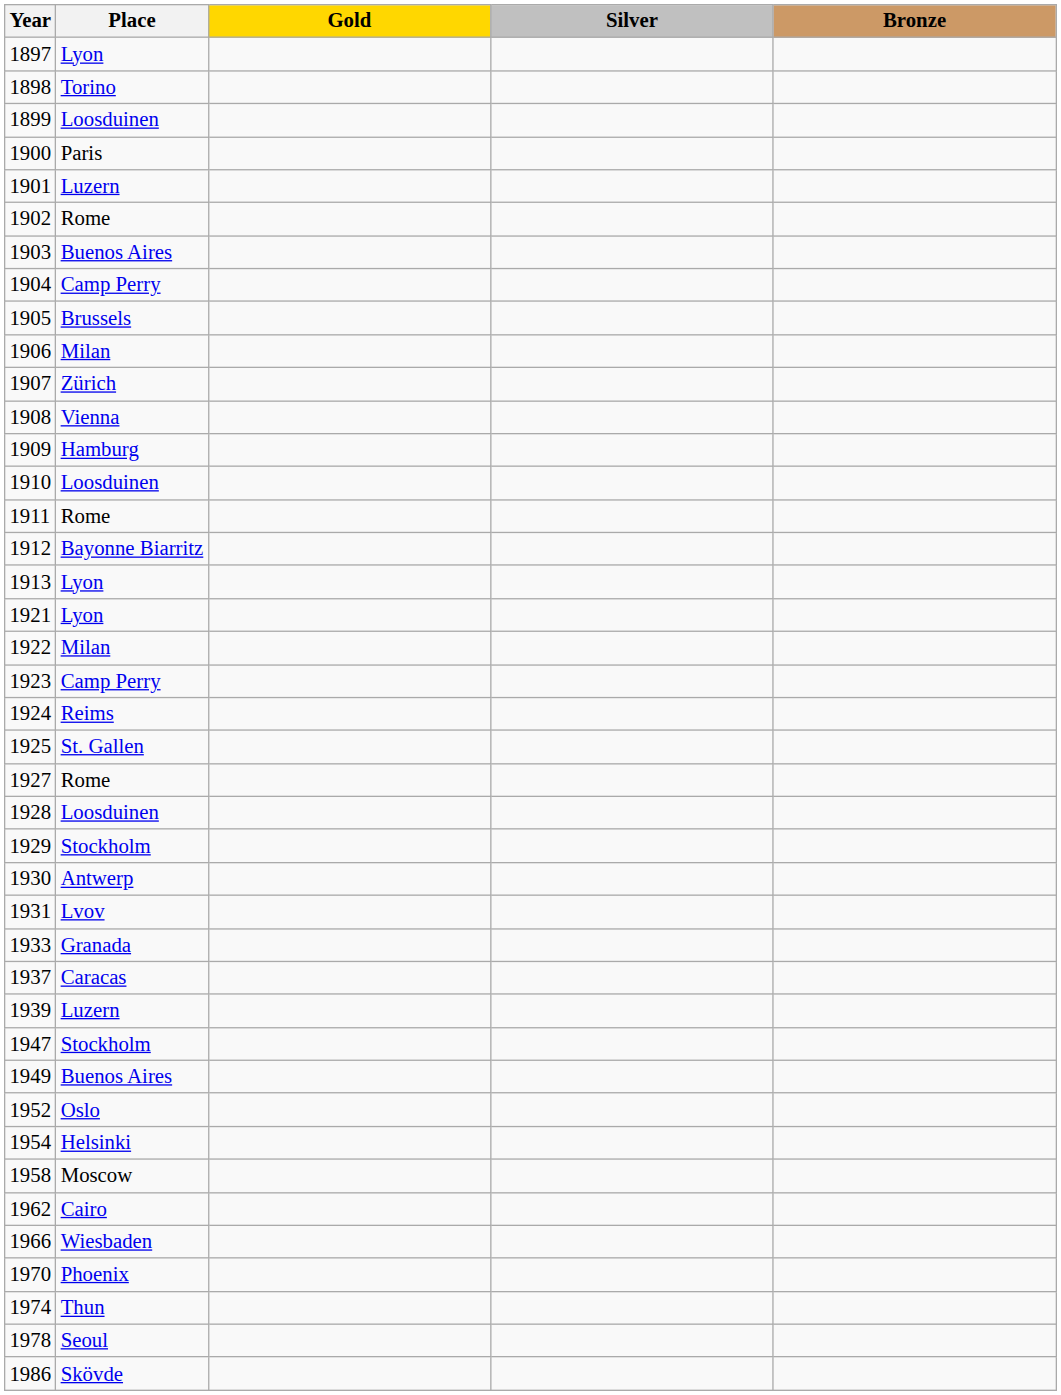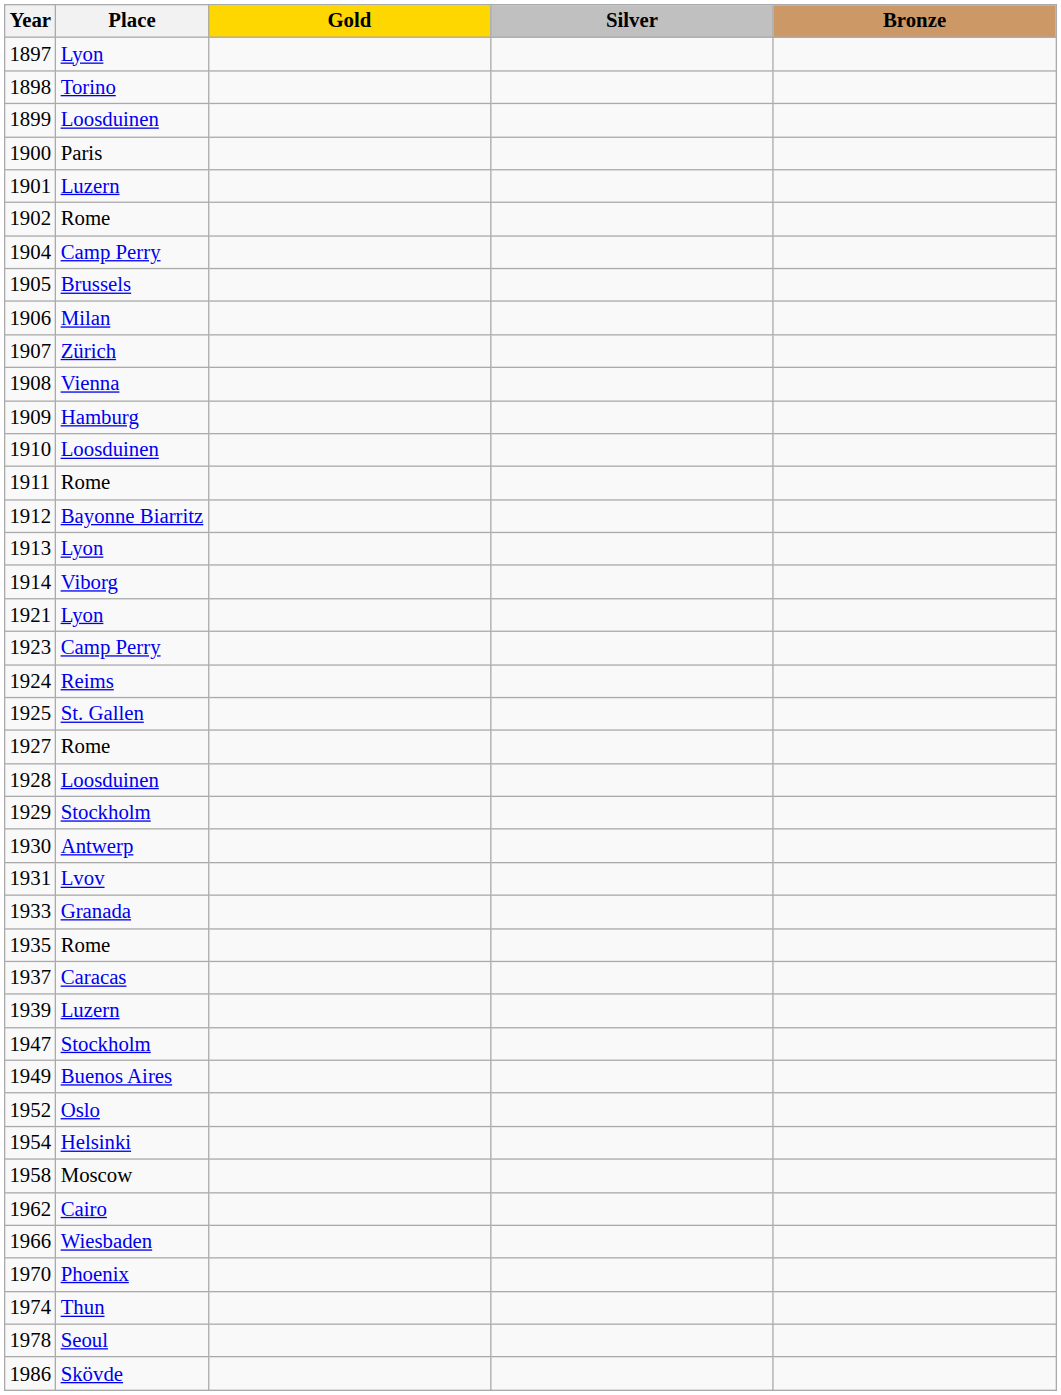- row: (30, 251)
+ row: (30, 581)
- row: (30, 647)
+ row: (30, 944)
